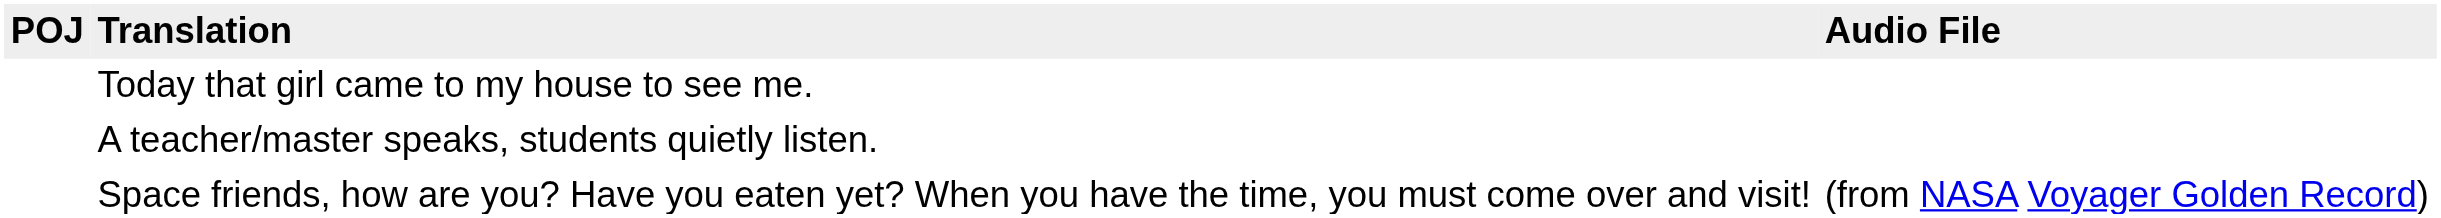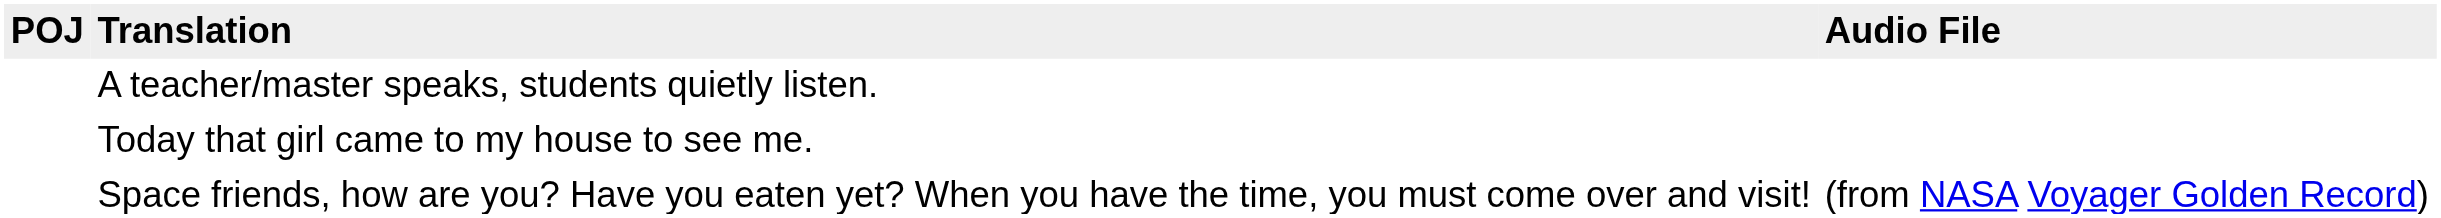rows swapped: (488, 140) <-> (455, 85)
